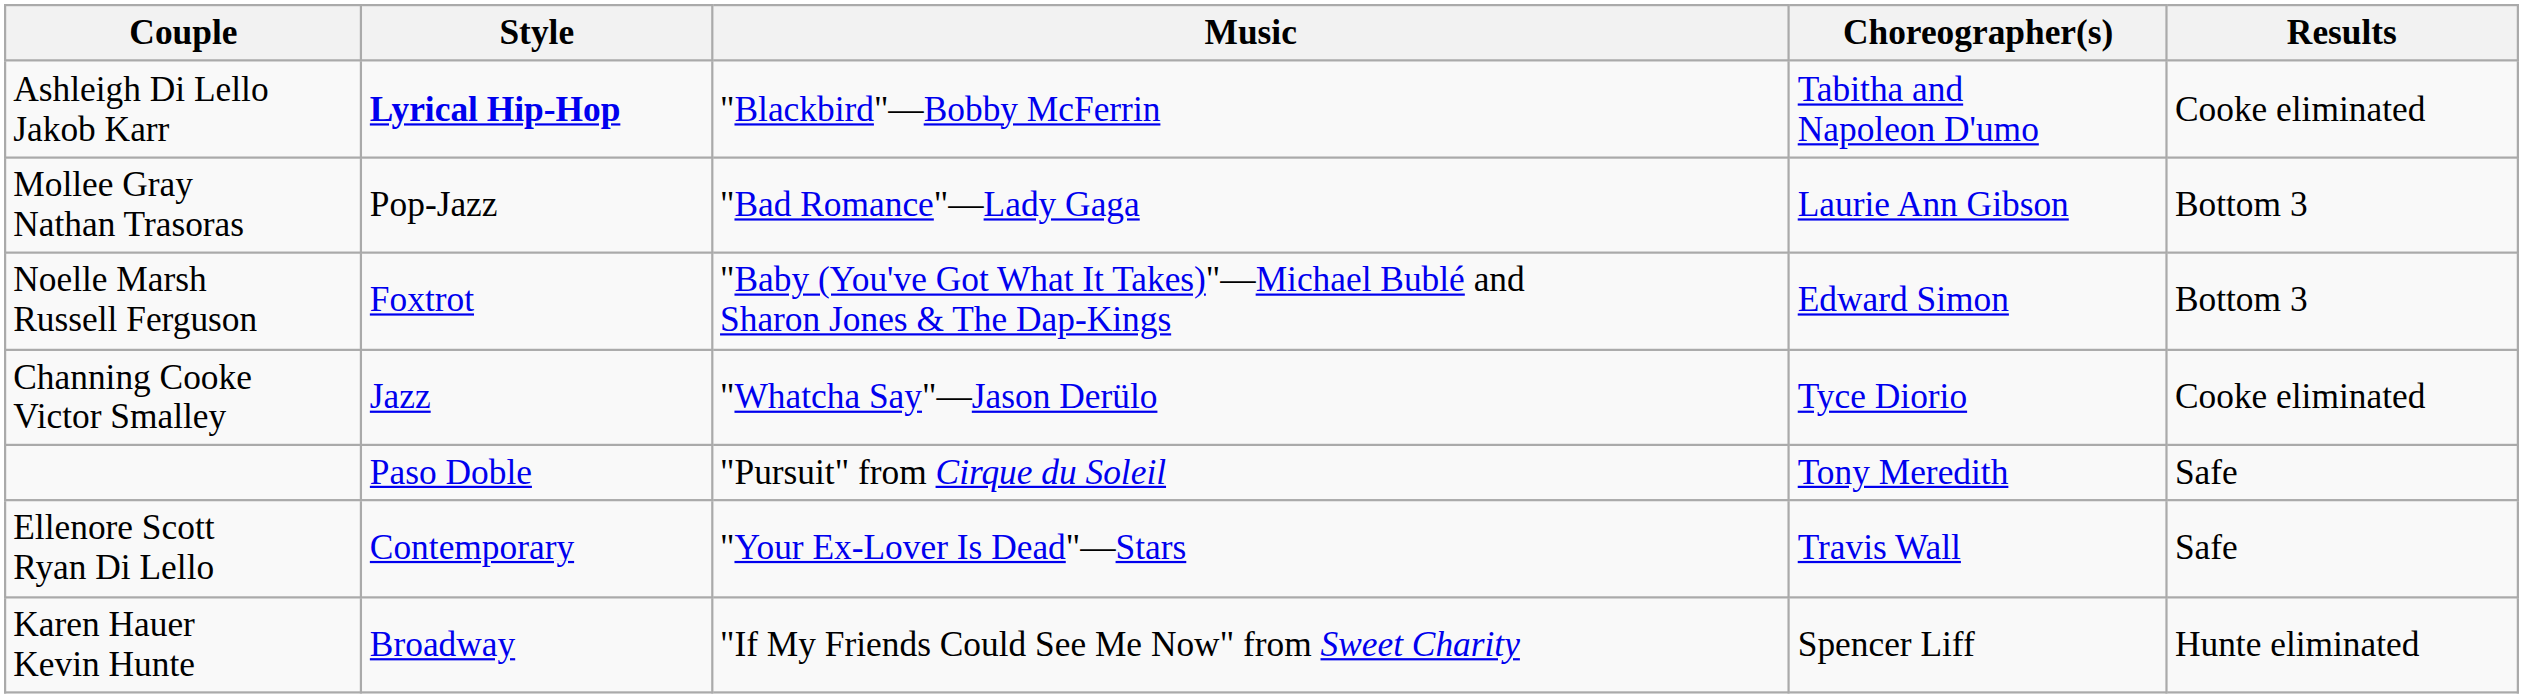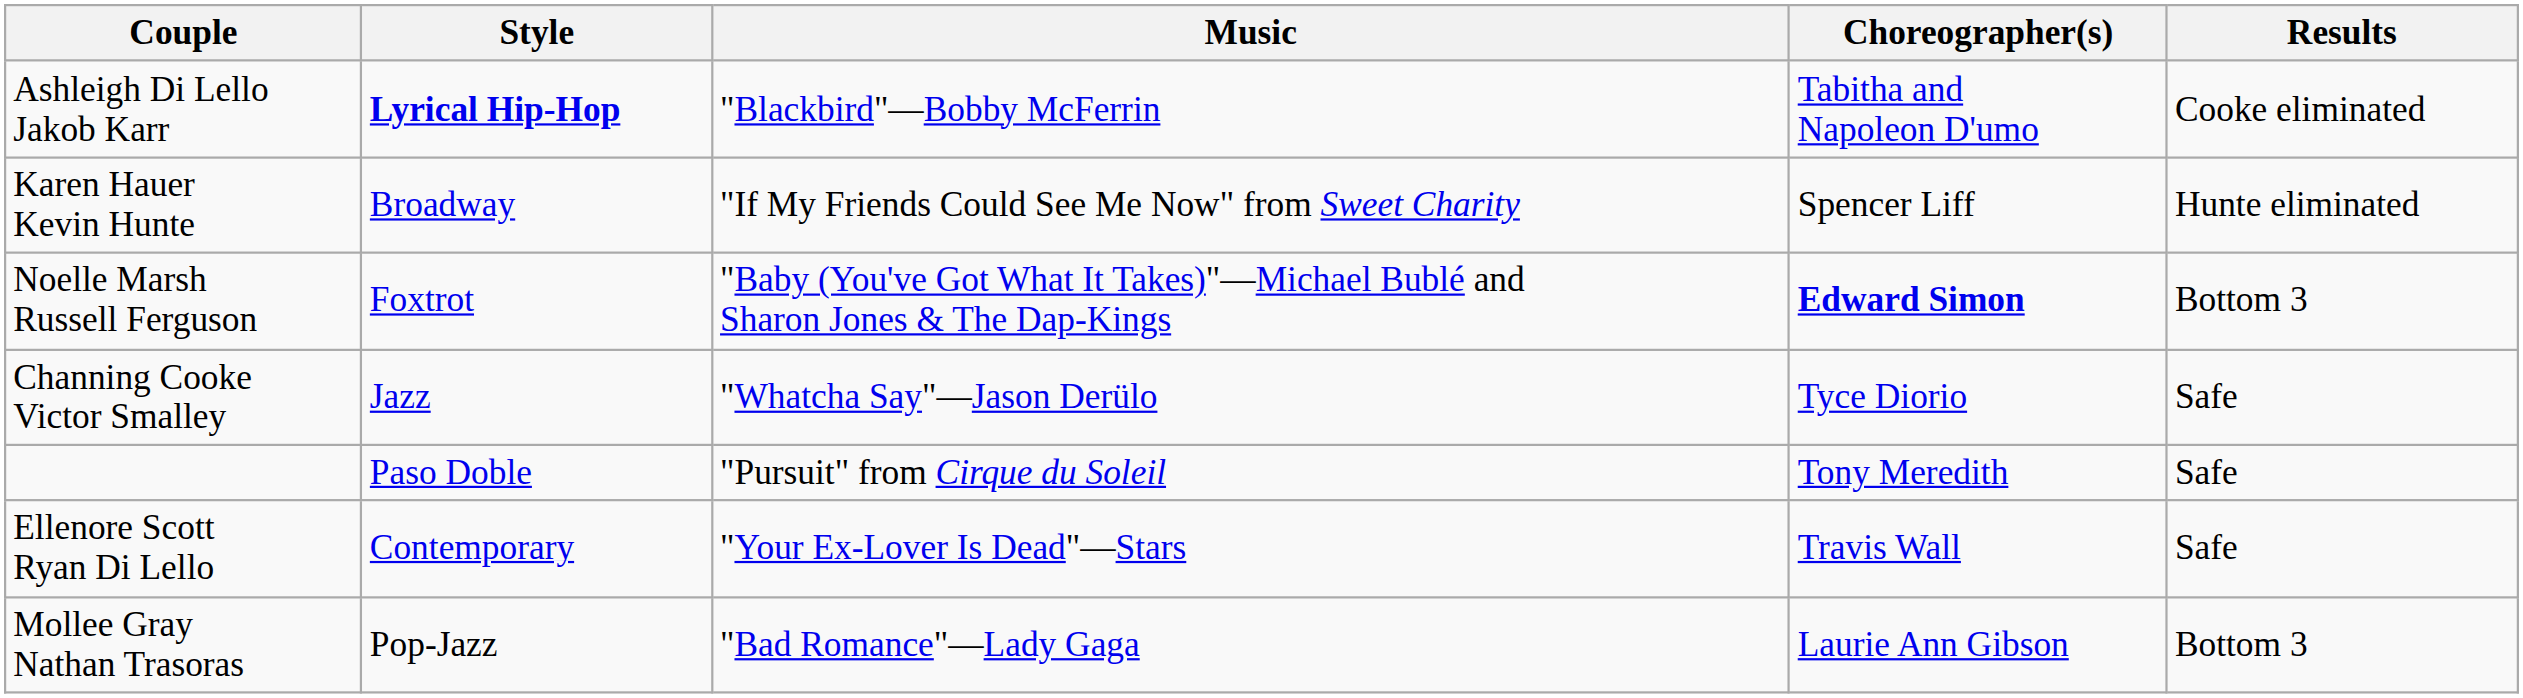rows swapped: (104, 643) <-> (129, 204)
(1903, 300) normal -> (1911, 300) bold
(2300, 396) Cooke eliminated -> (2206, 396) Safe
